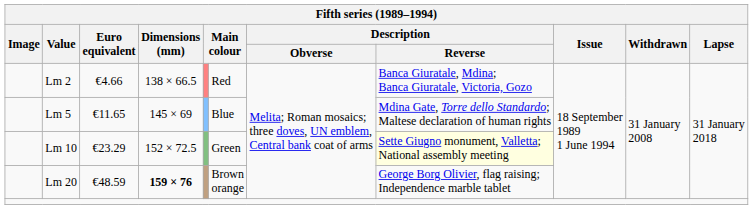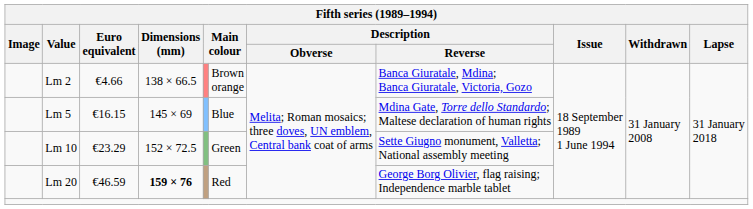(221, 80) Red -> (228, 80) Brown orange
(109, 114) €11.65 -> (109, 114) €16.15
(460, 148) lightyellow background -> (460, 148) no background
(109, 182) €48.59 -> (109, 182) €46.59
(228, 182) Brown orange -> (221, 182) Red
